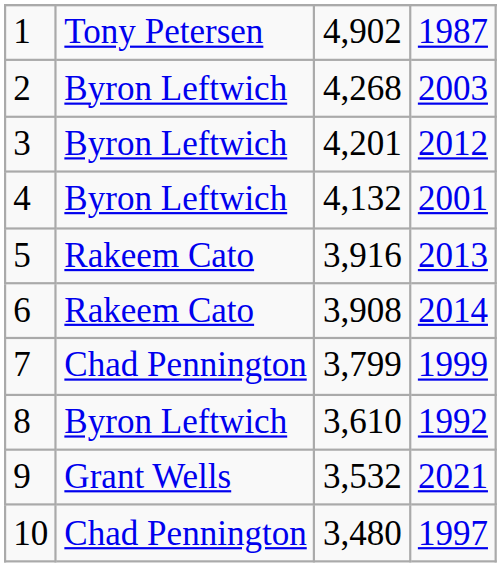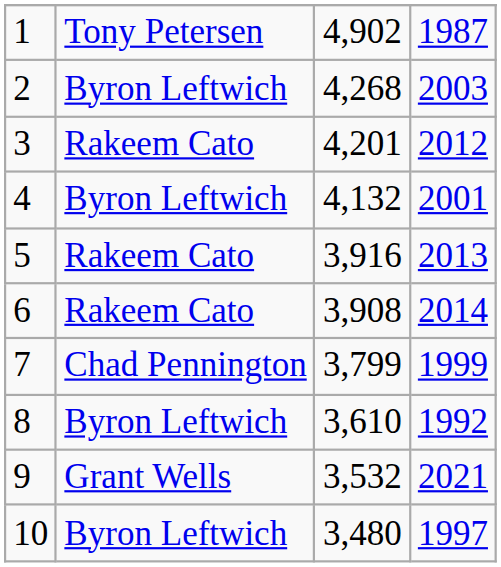(176, 143) Byron Leftwich -> (159, 143) Rakeem Cato
(186, 532) Chad Pennington -> (176, 532) Byron Leftwich
